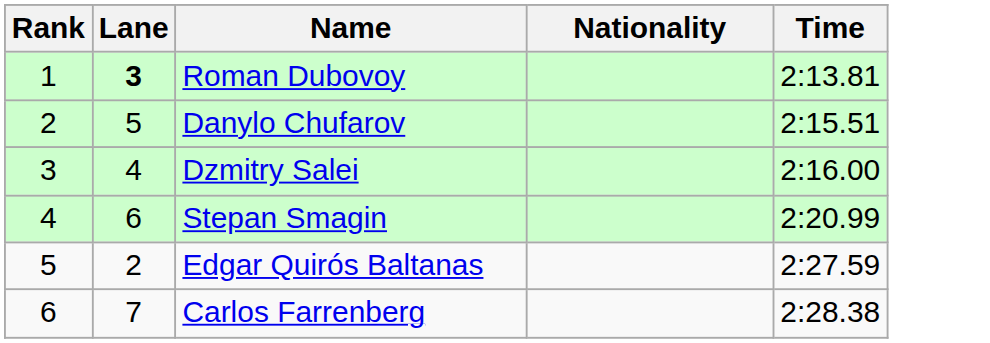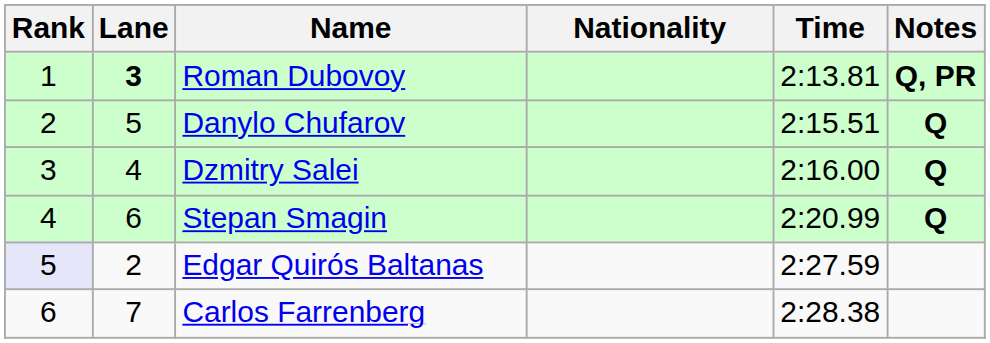+ column: (936, 28)
(48, 265) no background -> (48, 265) lavender background
